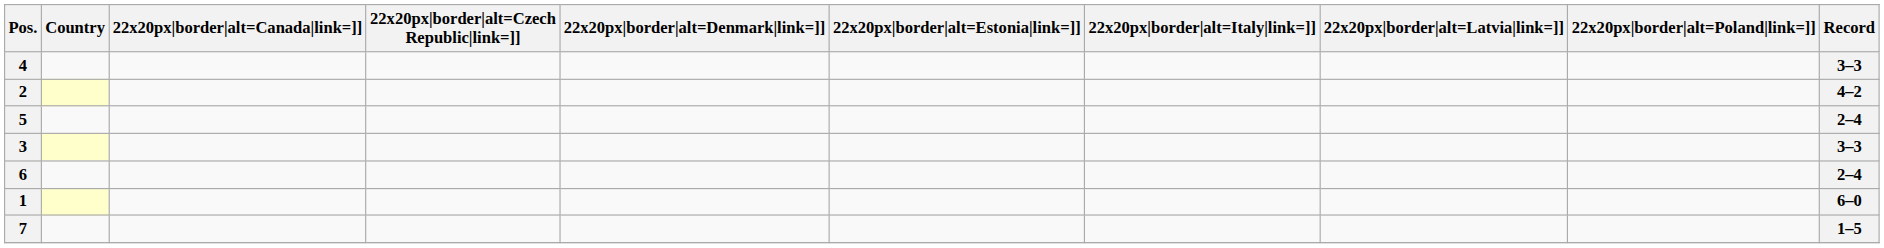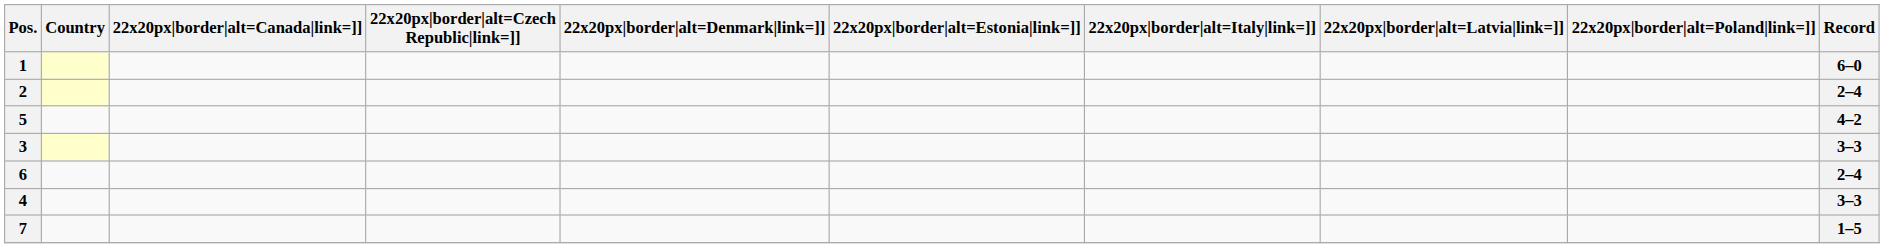rows swapped: (23, 201) <-> (23, 65)
(1849, 92) 4–2 -> (1849, 92) 2–4
(1849, 120) 2–4 -> (1849, 120) 4–2
